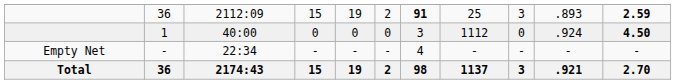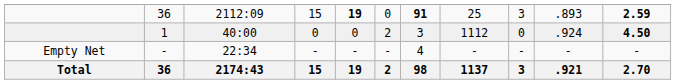(355, 14) normal -> (355, 14) bold
(388, 14) 2 -> (388, 14) 0
(388, 32) 0 -> (388, 32) 2
